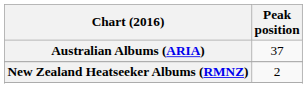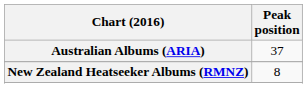(277, 72) 2 -> (277, 72) 8
